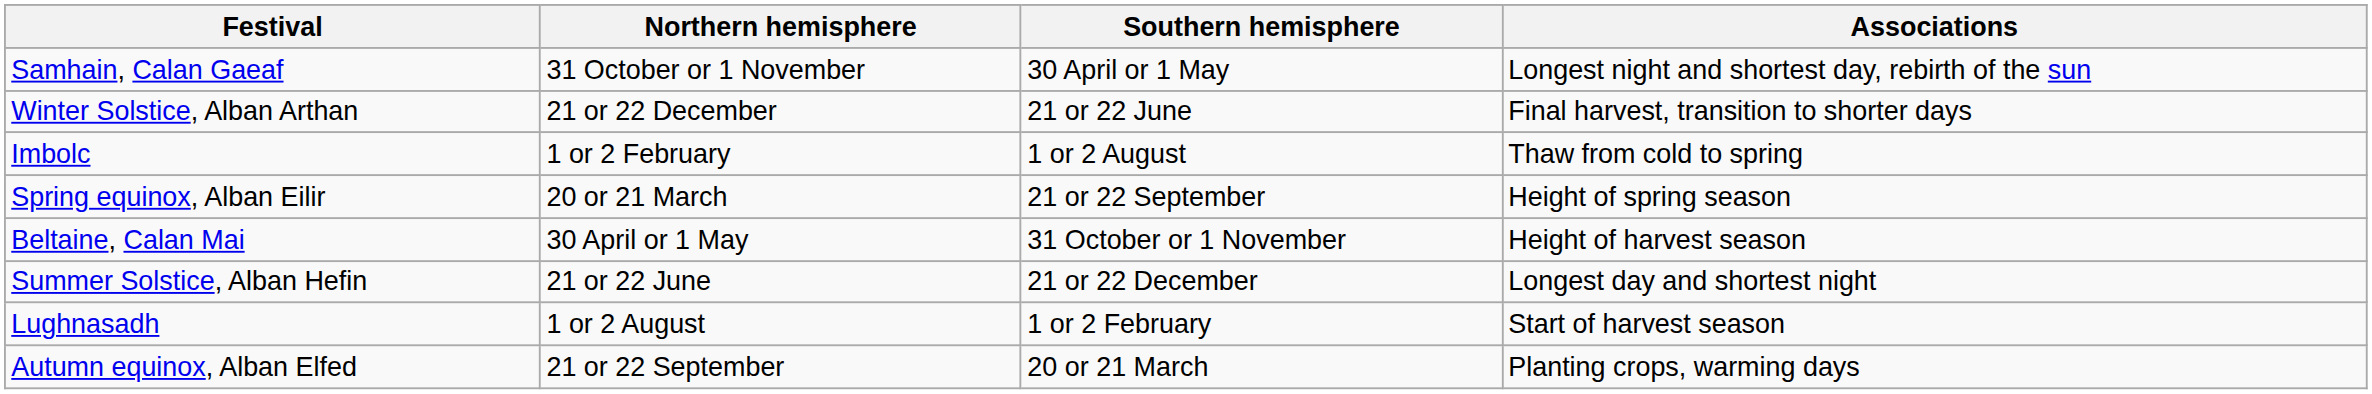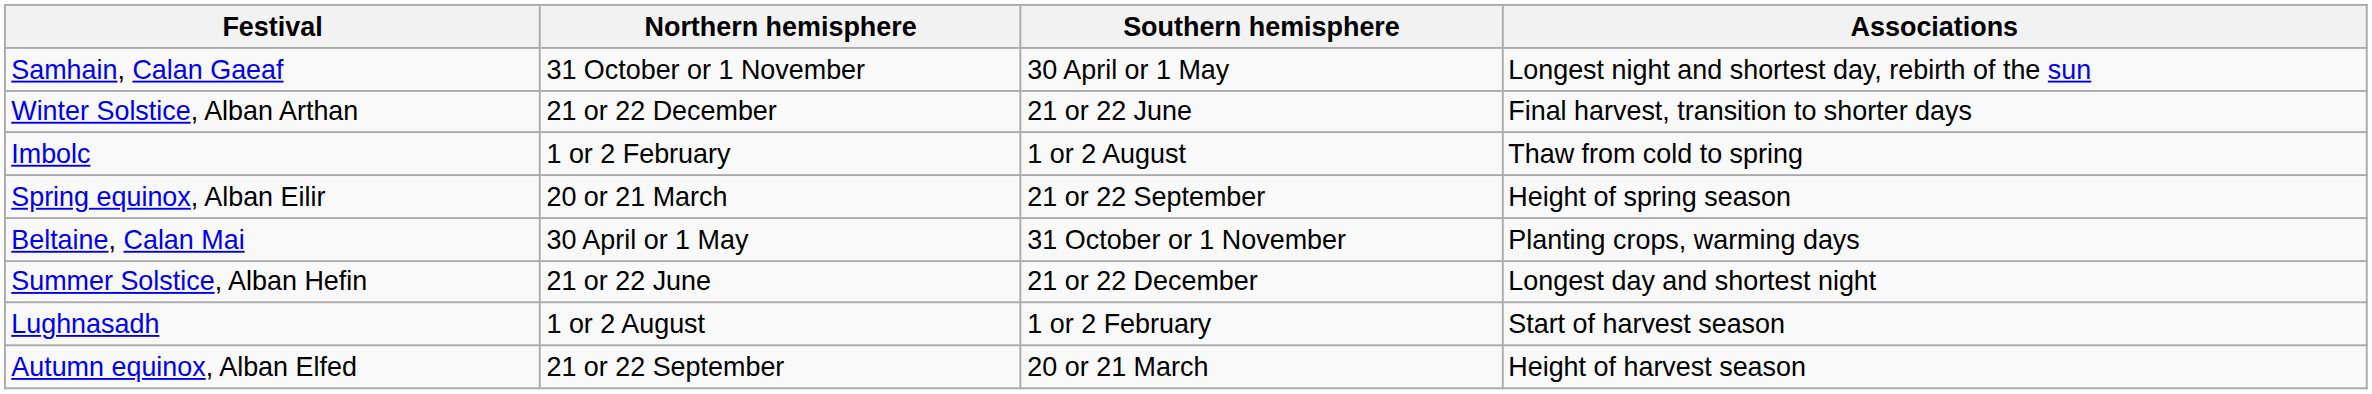(1657, 239) Height of harvest season -> (1684, 239) Planting crops, warming days
(1684, 367) Planting crops, warming days -> (1657, 367) Height of harvest season
